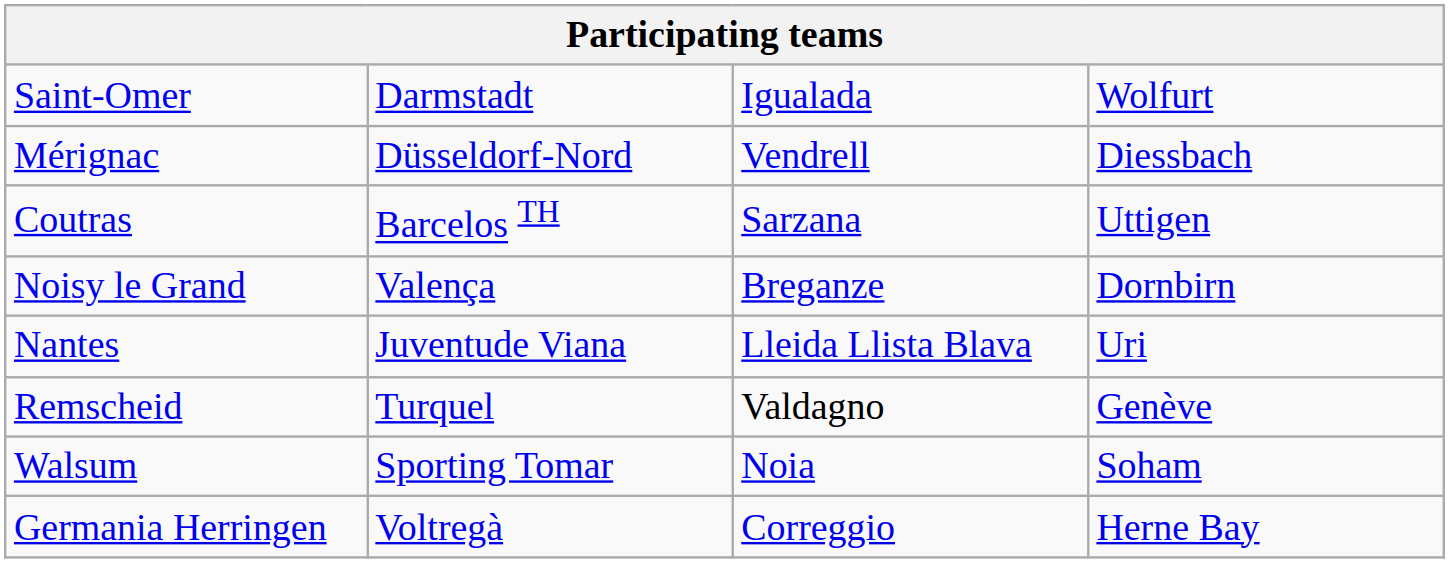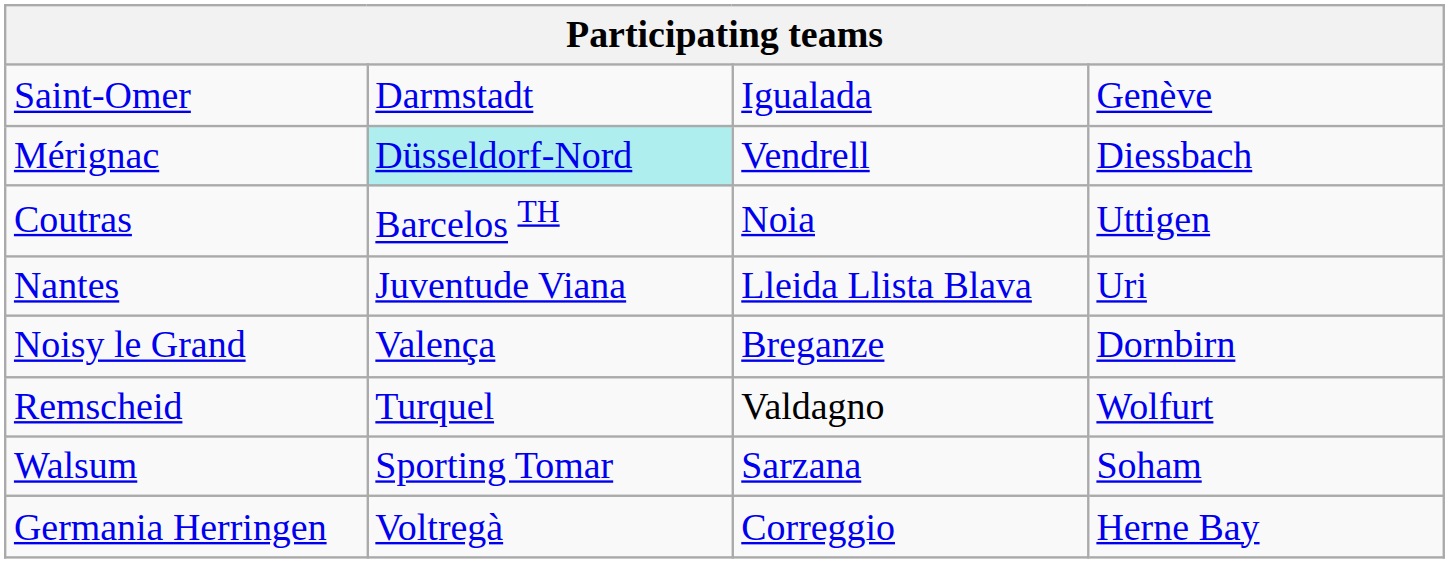(1155, 94) Wolfurt -> (1154, 94) Genève
(504, 154) no background -> (504, 154) paleturquoise background
(801, 220) Sarzana -> (778, 220) Noia
rows swapped: (67, 345) <-> (130, 285)
(1154, 405) Genève -> (1155, 405) Wolfurt
(778, 465) Noia -> (801, 465) Sarzana
